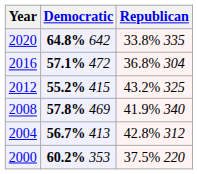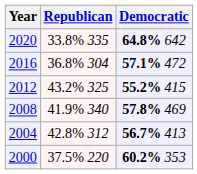columns swapped: (154, 17) <-> (78, 17)
